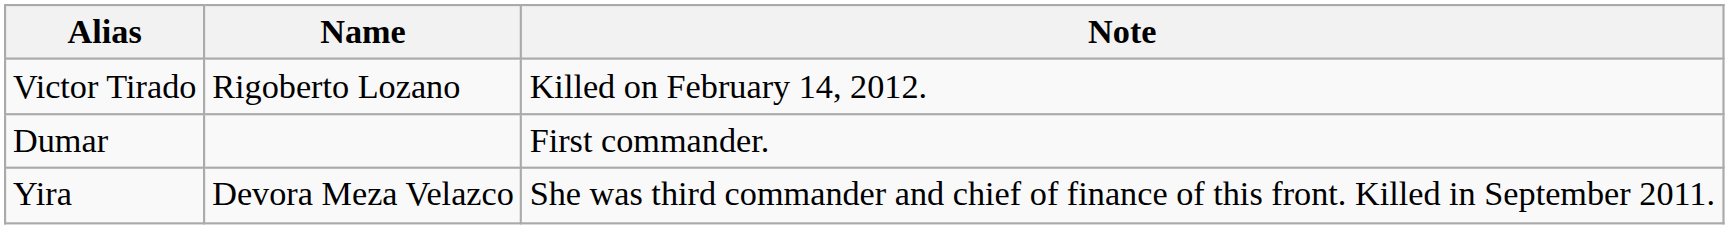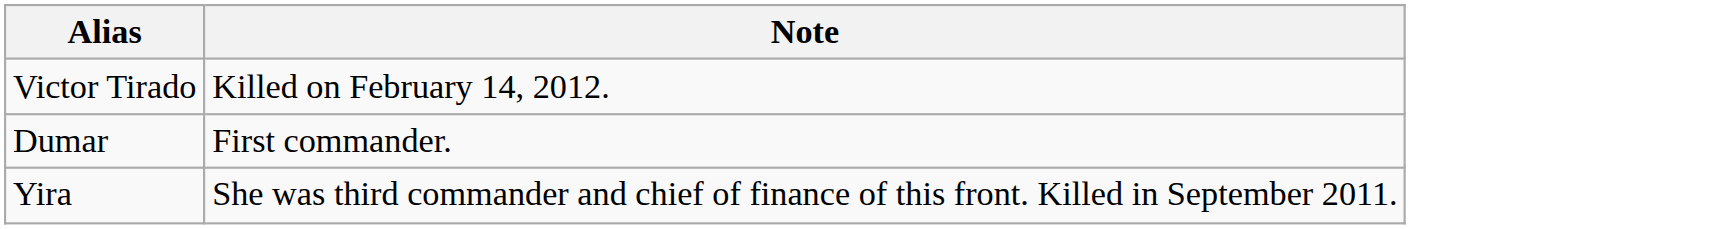- column: (363, 31)
